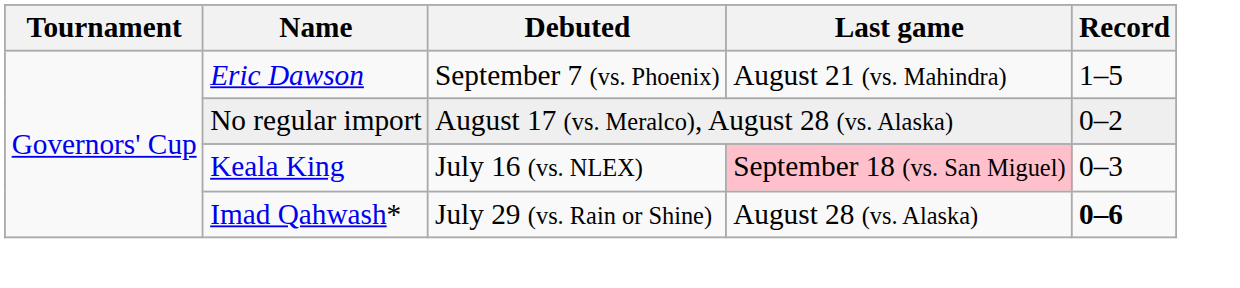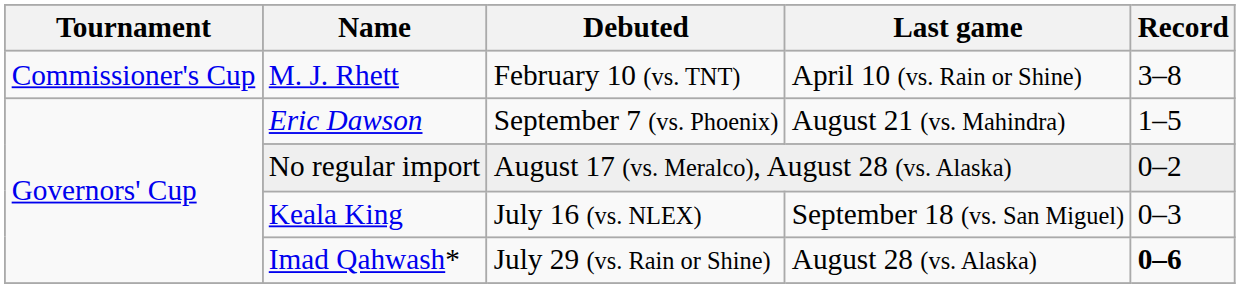+ row: (334, 74)
(899, 167) pink background -> (958, 213) no background
